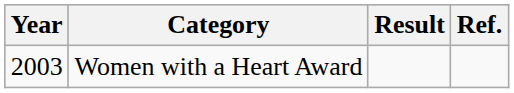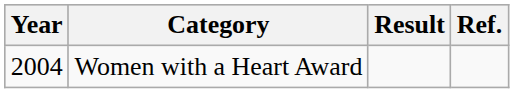(37, 66) 2003 -> (37, 66) 2004
